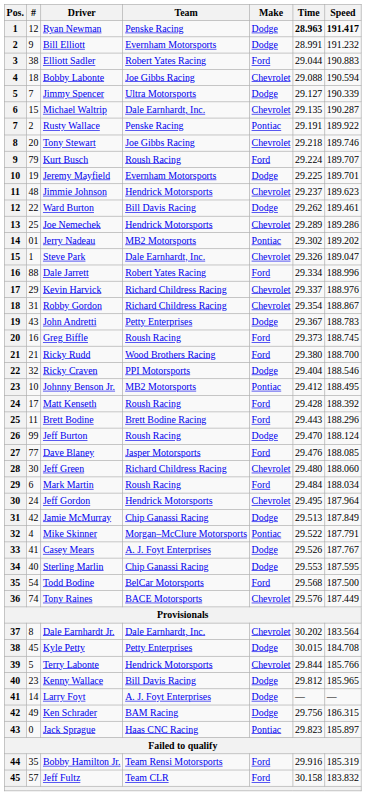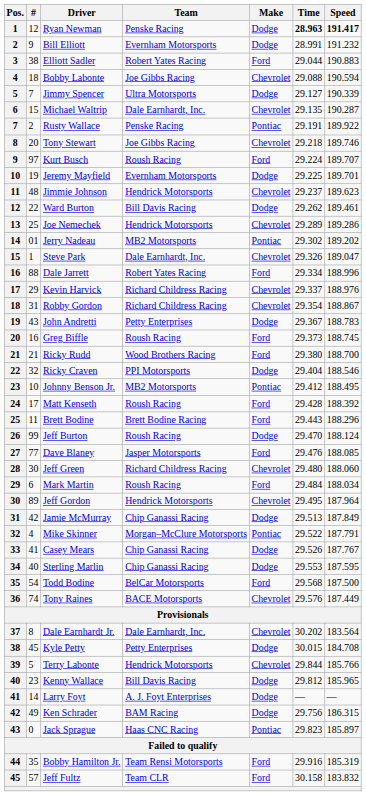(33, 159) 79 -> (33, 159) 97
(33, 501) 24 -> (33, 501) 89
(168, 550) A. J. Foyt Enterprises -> (167, 550) Chip Ganassi Racing
